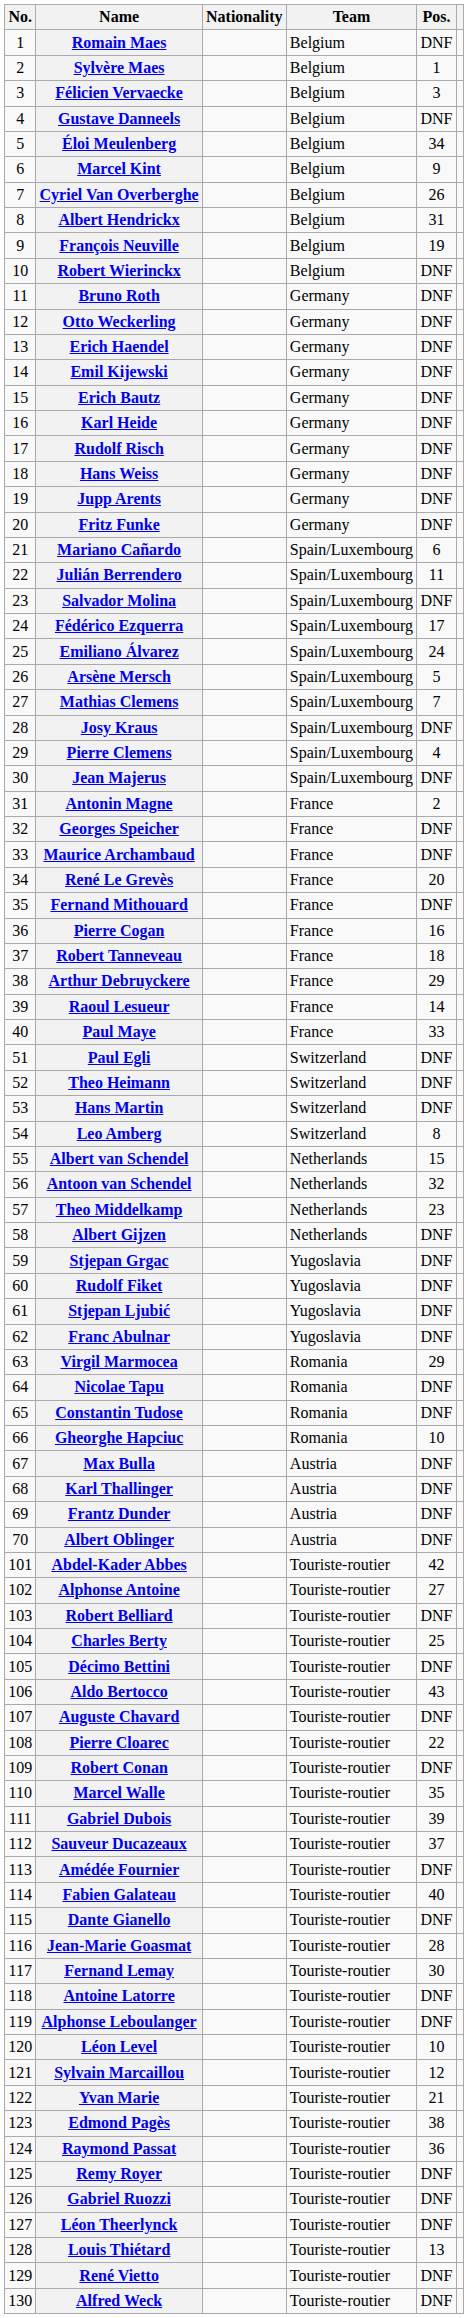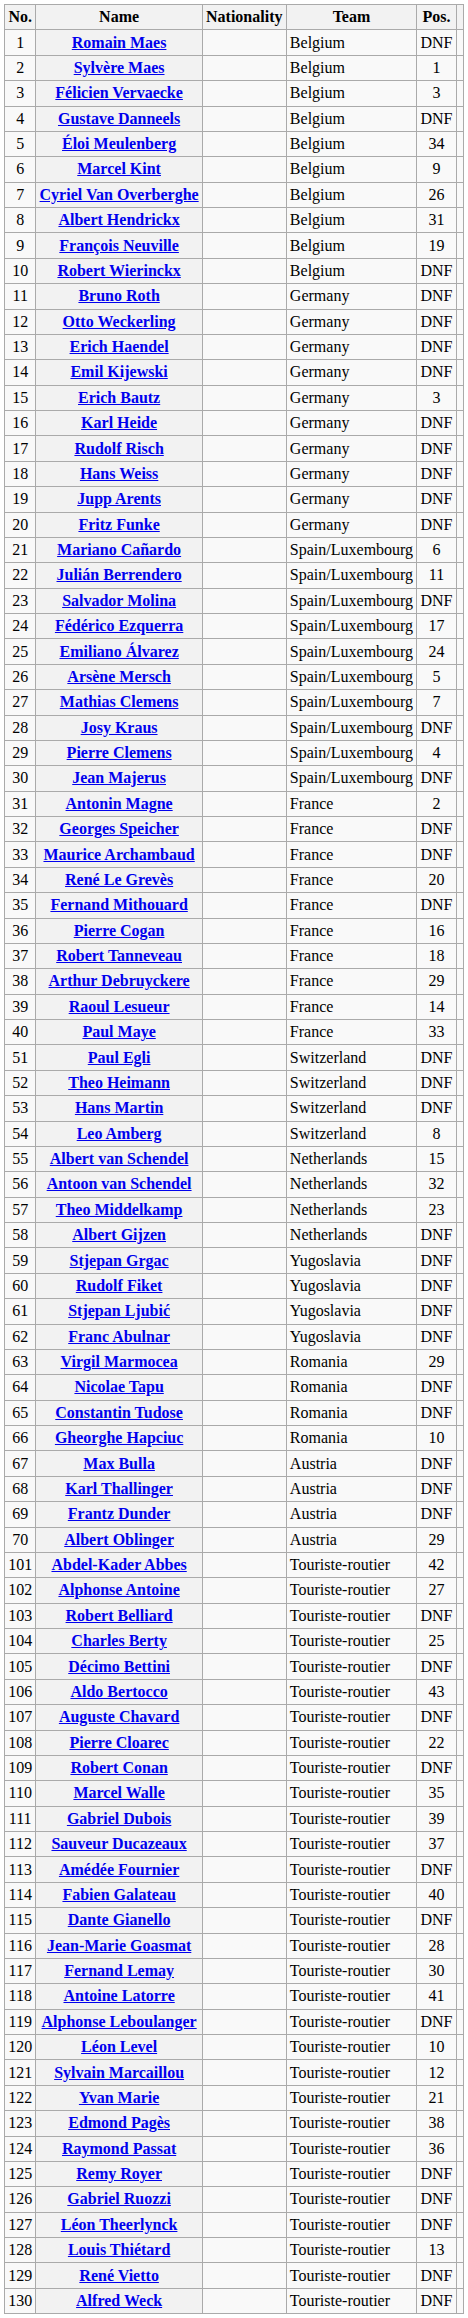(436, 397) DNF -> (436, 397) 3
(436, 1539) DNF -> (436, 1539) 29
(436, 1996) DNF -> (436, 1996) 41
